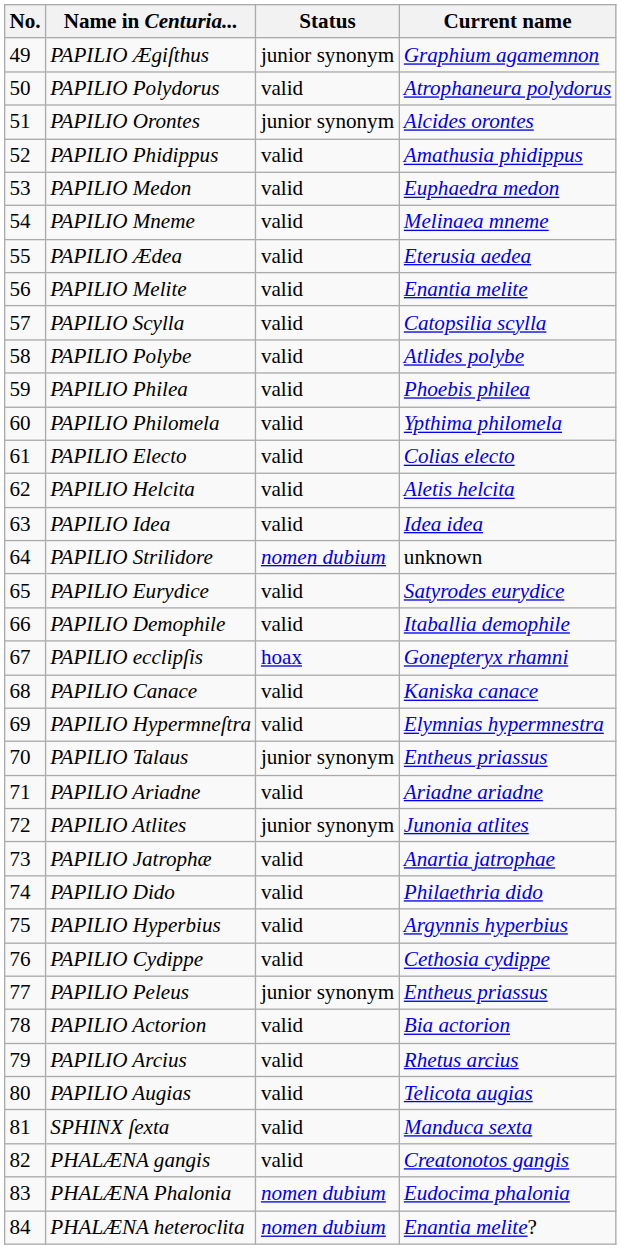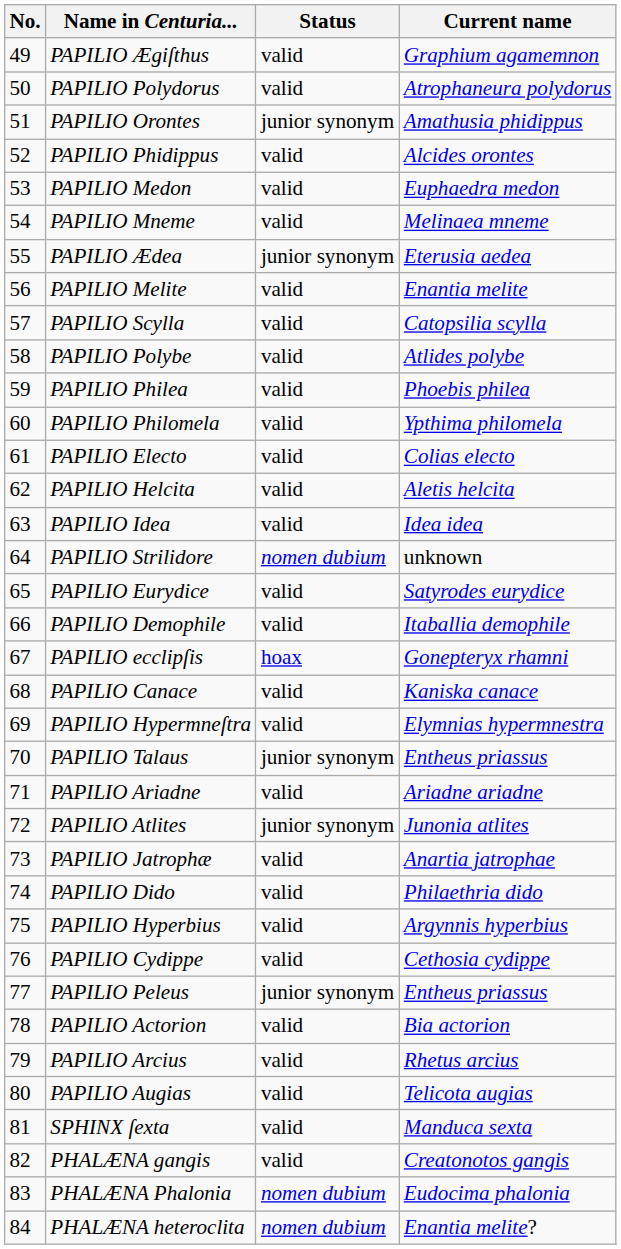(327, 54) junior synonym -> (282, 54) valid
(469, 121) Alcides orontes -> (493, 121) Amathusia phidippus
(493, 155) Amathusia phidippus -> (469, 155) Alcides orontes
(282, 255) valid -> (327, 255) junior synonym
